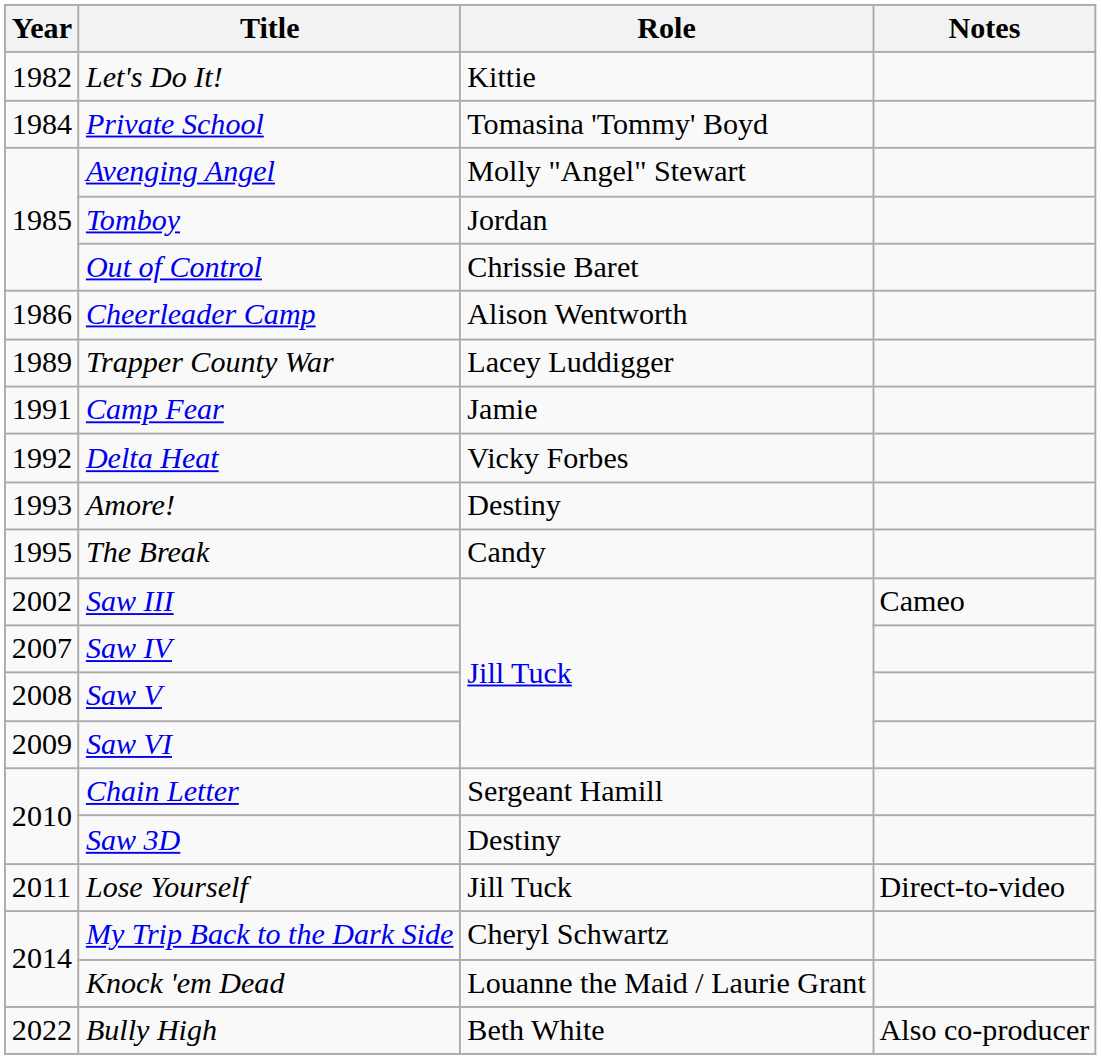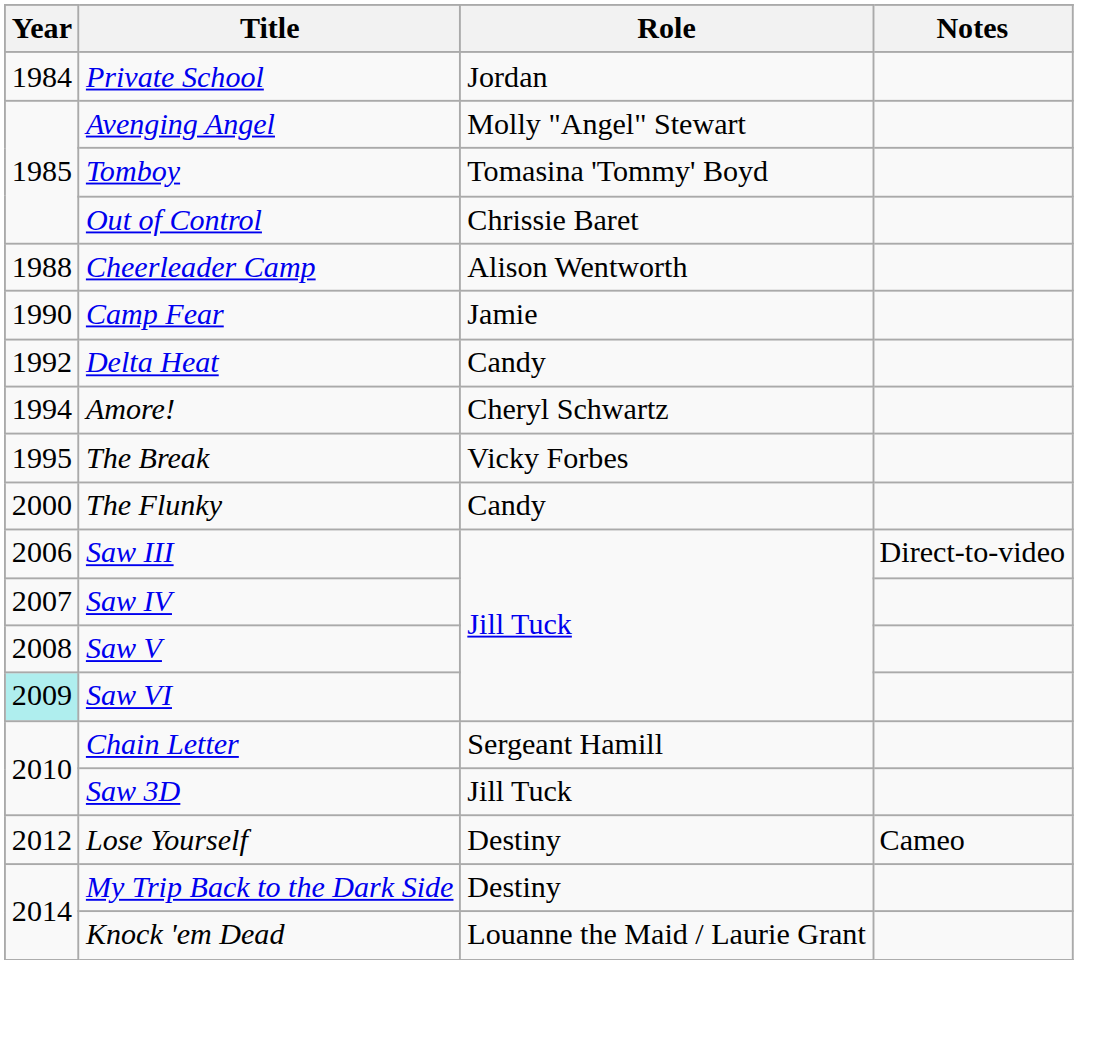- row: (154, 76)
(618, 123) Tomasina 'Tommy' Boyd -> (507, 76) Jordan
(507, 219) Jordan -> (618, 171) Tomasina 'Tommy' Boyd
(42, 314) 1986 -> (42, 266) 1988
- row: (210, 362)
(42, 409) 1991 -> (42, 314) 1990
(548, 457) Vicky Forbes -> (507, 362) Candy
(42, 505) 1993 -> (42, 409) 1994
(514, 505) Destiny -> (568, 409) Cheryl Schwartz
(507, 553) Candy -> (548, 457) Vicky Forbes
+ row: (154, 505)
(42, 600) 2002 -> (42, 553) 2006
(922, 600) Cameo -> (972, 553) Direct-to-video
(42, 743) no background -> (42, 696) paleturquoise background
(514, 839) Destiny -> (520, 791) Jill Tuck
(41, 887) 2011 -> (42, 839) 2012
(520, 887) Jill Tuck -> (514, 839) Destiny
(972, 887) Direct-to-video -> (922, 839) Cameo
(568, 934) Cheryl Schwartz -> (514, 887) Destiny
- row: (151, 1030)
